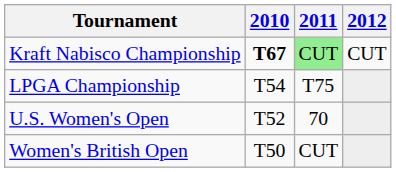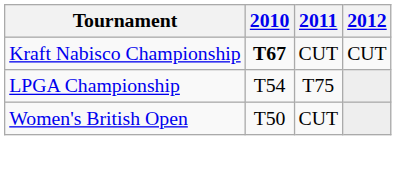(318, 53) lightgreen background -> (318, 53) no background
- row: (89, 118)
